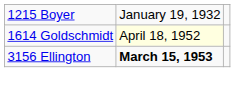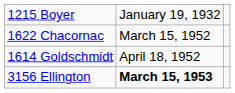+ row: (56, 35)
(160, 35) lightyellow background -> (160, 56) no background
